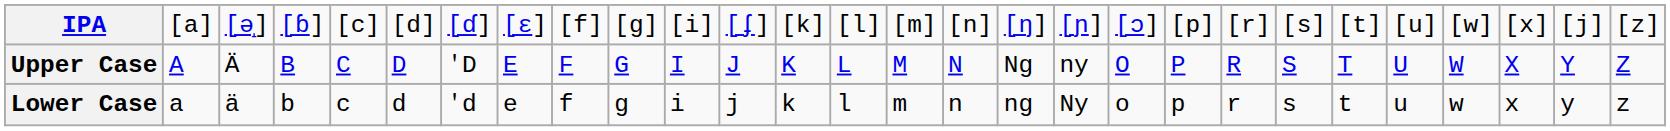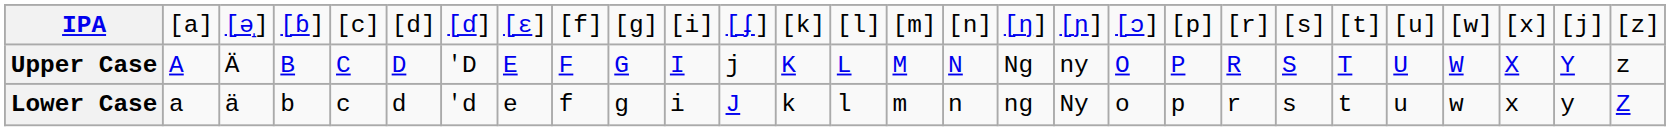(733, 65) J -> (733, 65) j
(1623, 65) Z -> (1623, 65) z
(733, 105) j -> (733, 105) J
(1623, 105) z -> (1623, 105) Z
